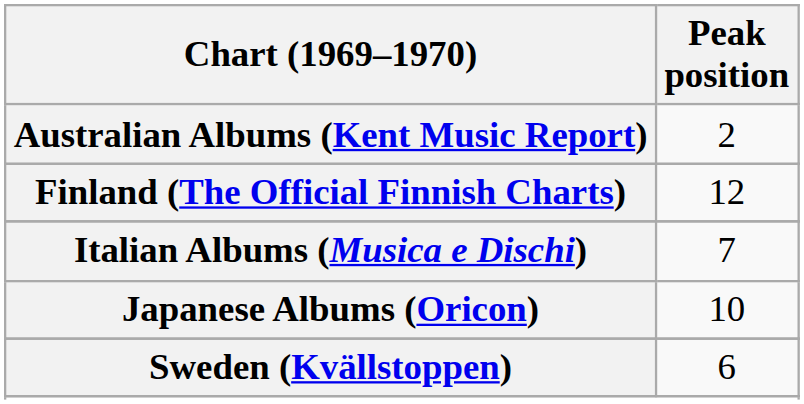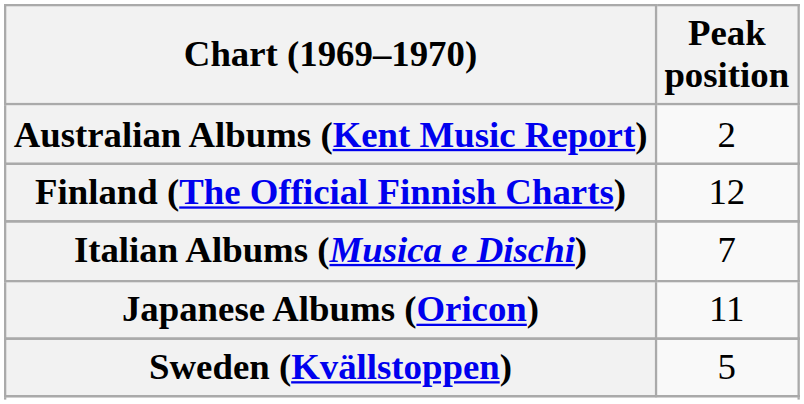(727, 308) 10 -> (727, 308) 11
(727, 366) 6 -> (727, 366) 5
